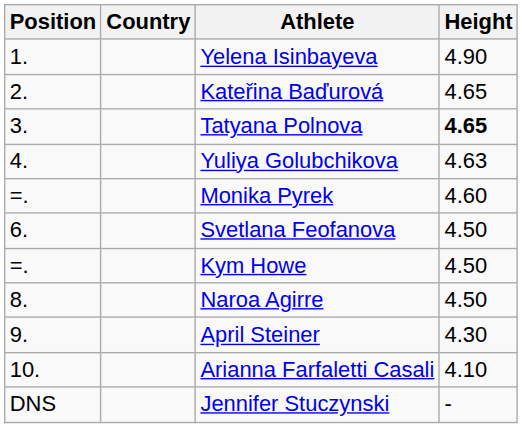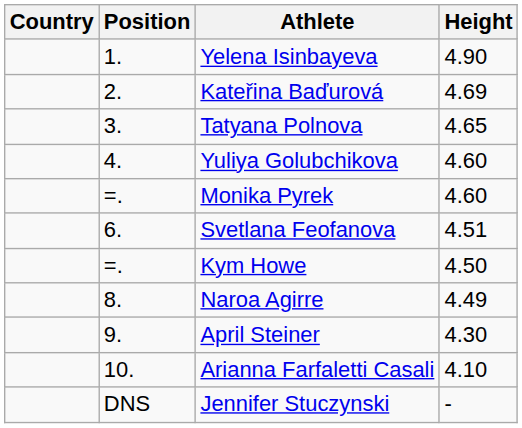columns swapped: (53, 21) <-> (148, 21)
(466, 91) 4.65 -> (466, 91) 4.69
(466, 126) bold -> (466, 126) normal
(466, 160) 4.63 -> (466, 160) 4.60
(466, 230) 4.50 -> (466, 230) 4.51
(466, 299) 4.50 -> (466, 299) 4.49
